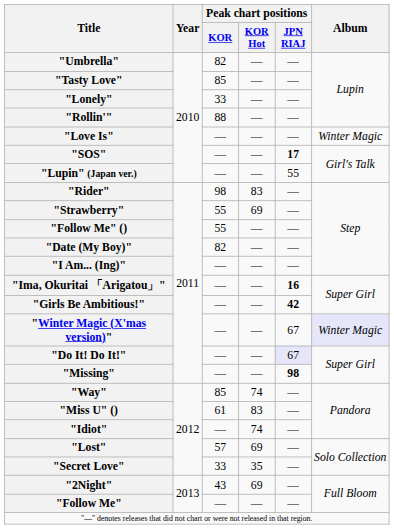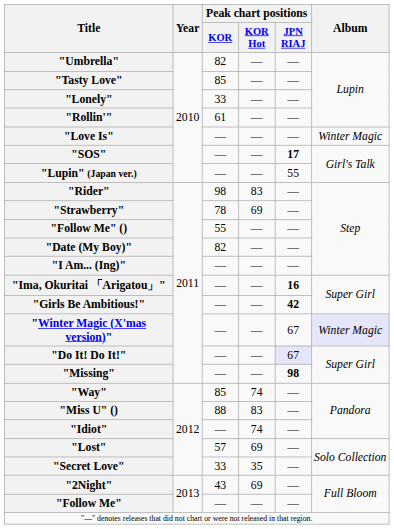(220, 117) 88 -> (220, 117) 61
(220, 210) 55 -> (220, 210) 78
(220, 410) 61 -> (220, 410) 88
